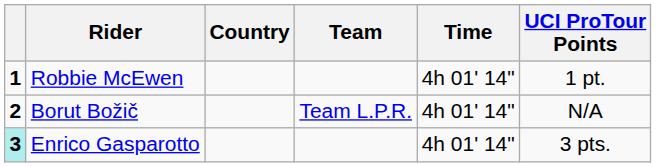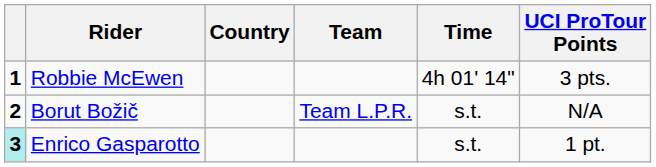(585, 77) 1 pt. -> (585, 77) 3 pts.
(468, 111) 4h 01' 14" -> (468, 111) s.t.
(468, 144) 4h 01' 14" -> (468, 144) s.t.
(585, 144) 3 pts. -> (585, 144) 1 pt.
